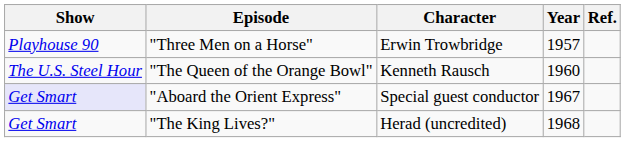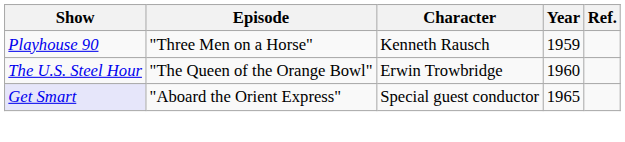(441, 44) Erwin Trowbridge -> (435, 44) Kenneth Rausch
(563, 44) 1957 -> (563, 44) 1959
(435, 70) Kenneth Rausch -> (441, 70) Erwin Trowbridge
(563, 96) 1967 -> (563, 96) 1965
- row: (212, 123)
